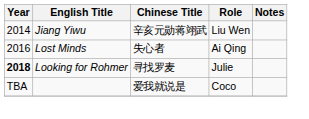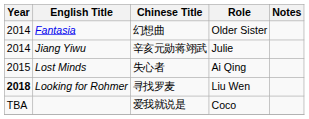+ row: (55, 30)
(231, 30) Liu Wen -> (222, 49) Julie
(19, 49) 2016 -> (19, 68) 2015
(222, 68) Julie -> (231, 86) Liu Wen
